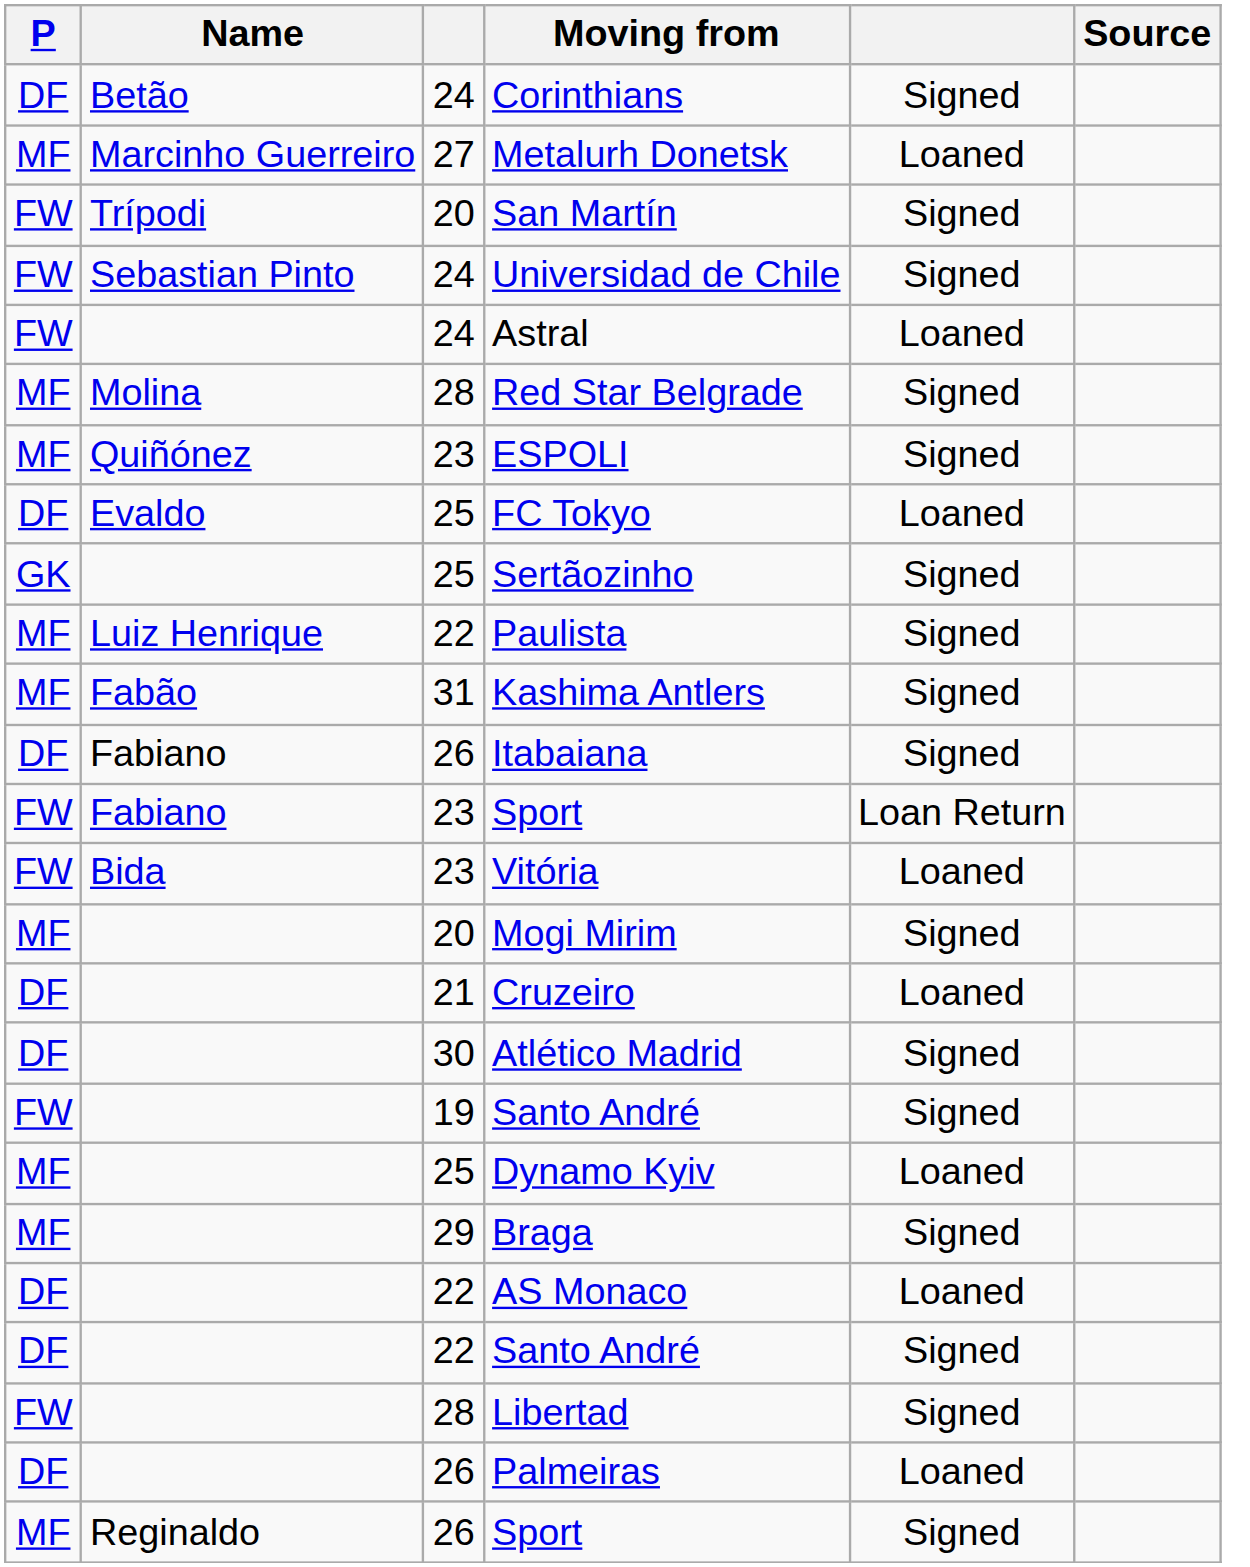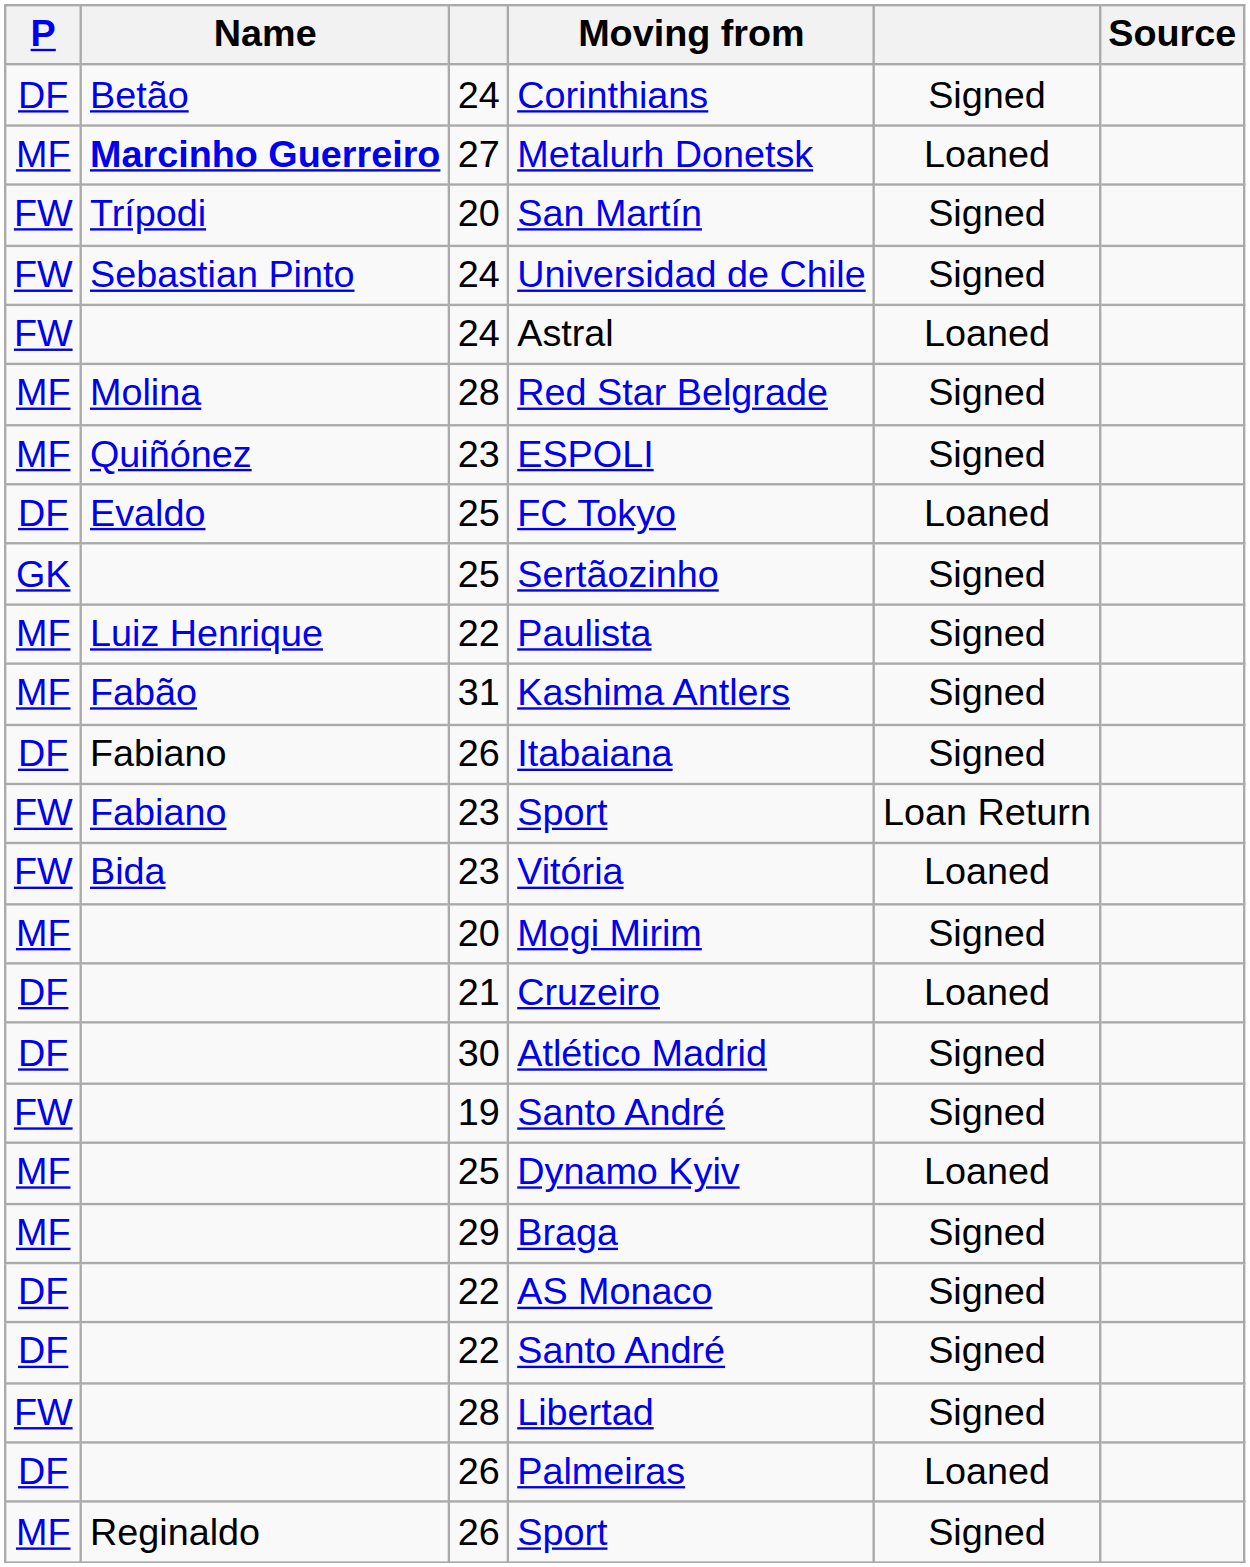(253, 154) normal -> (265, 154) bold
(962, 1292) Loaned -> (987, 1292) Signed
